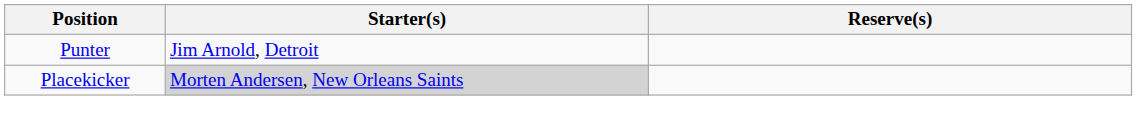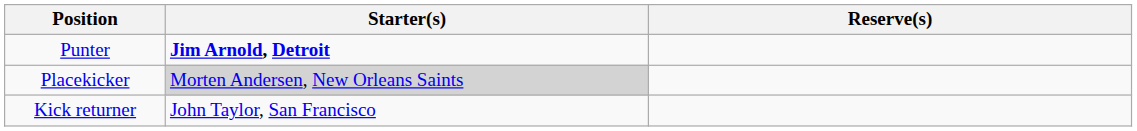(244, 49) normal -> (250, 49) bold
+ row: (85, 110)
